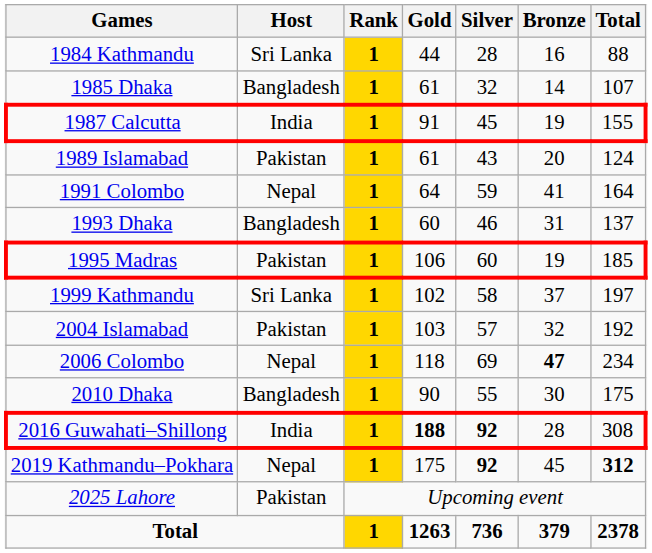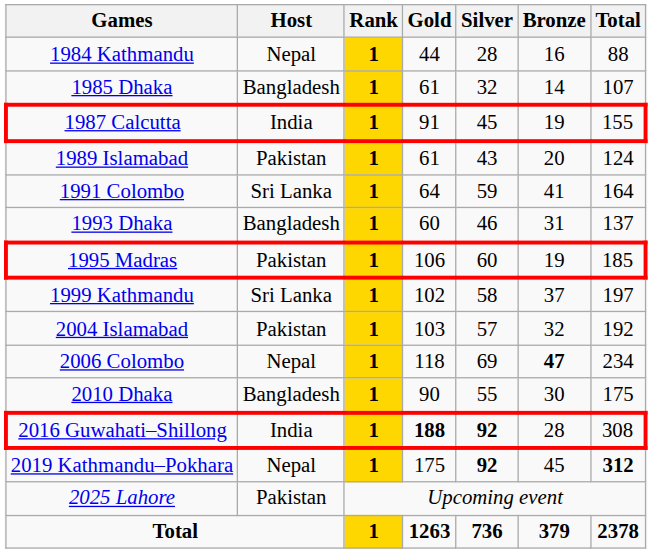(291, 53) Sri Lanka -> (291, 53) Nepal
(291, 191) Nepal -> (291, 191) Sri Lanka
